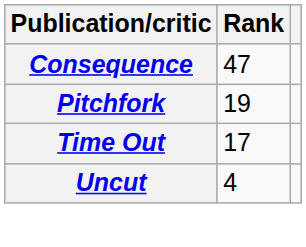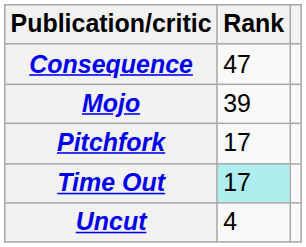+ row: (111, 103)
(237, 103) 19 -> (237, 143) 17
(237, 143) no background -> (237, 182) paleturquoise background
